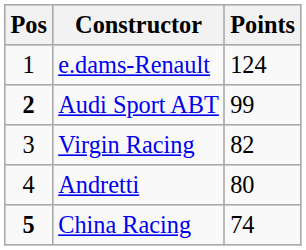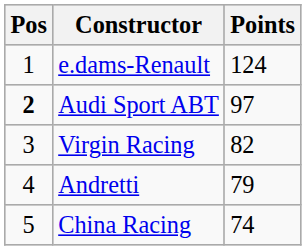(242, 104) 99 -> (242, 104) 97
(242, 185) 80 -> (242, 185) 79
(29, 225) bold -> (29, 225) normal
